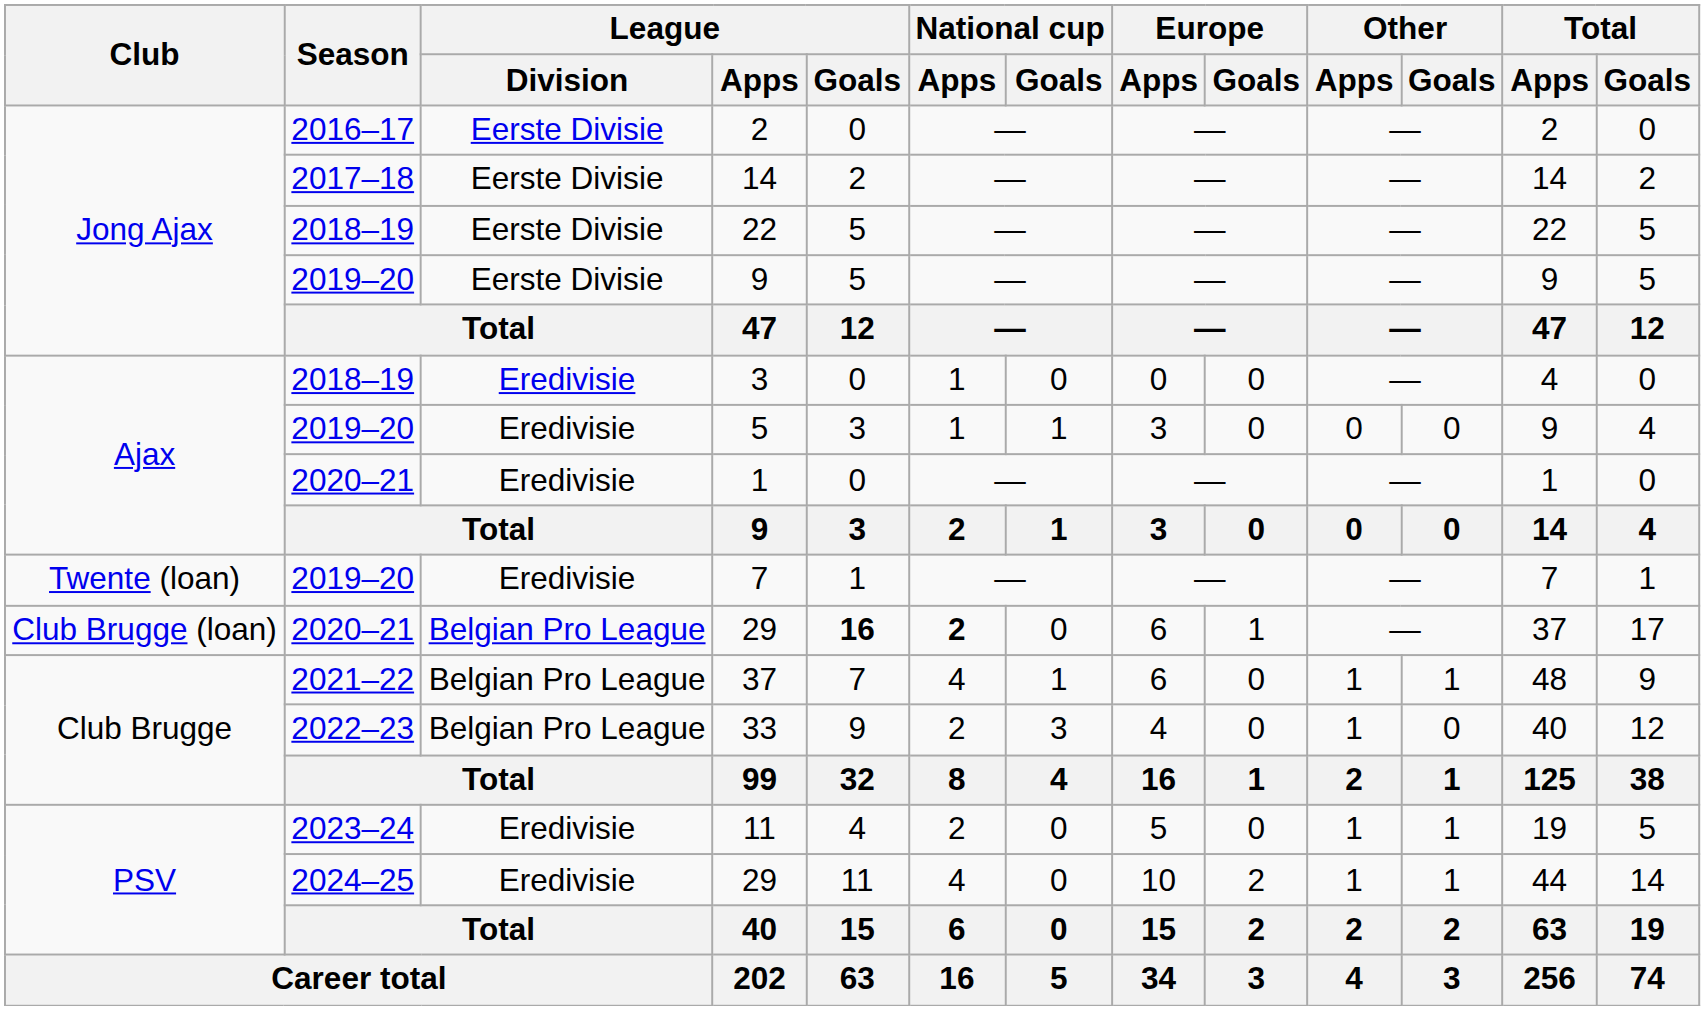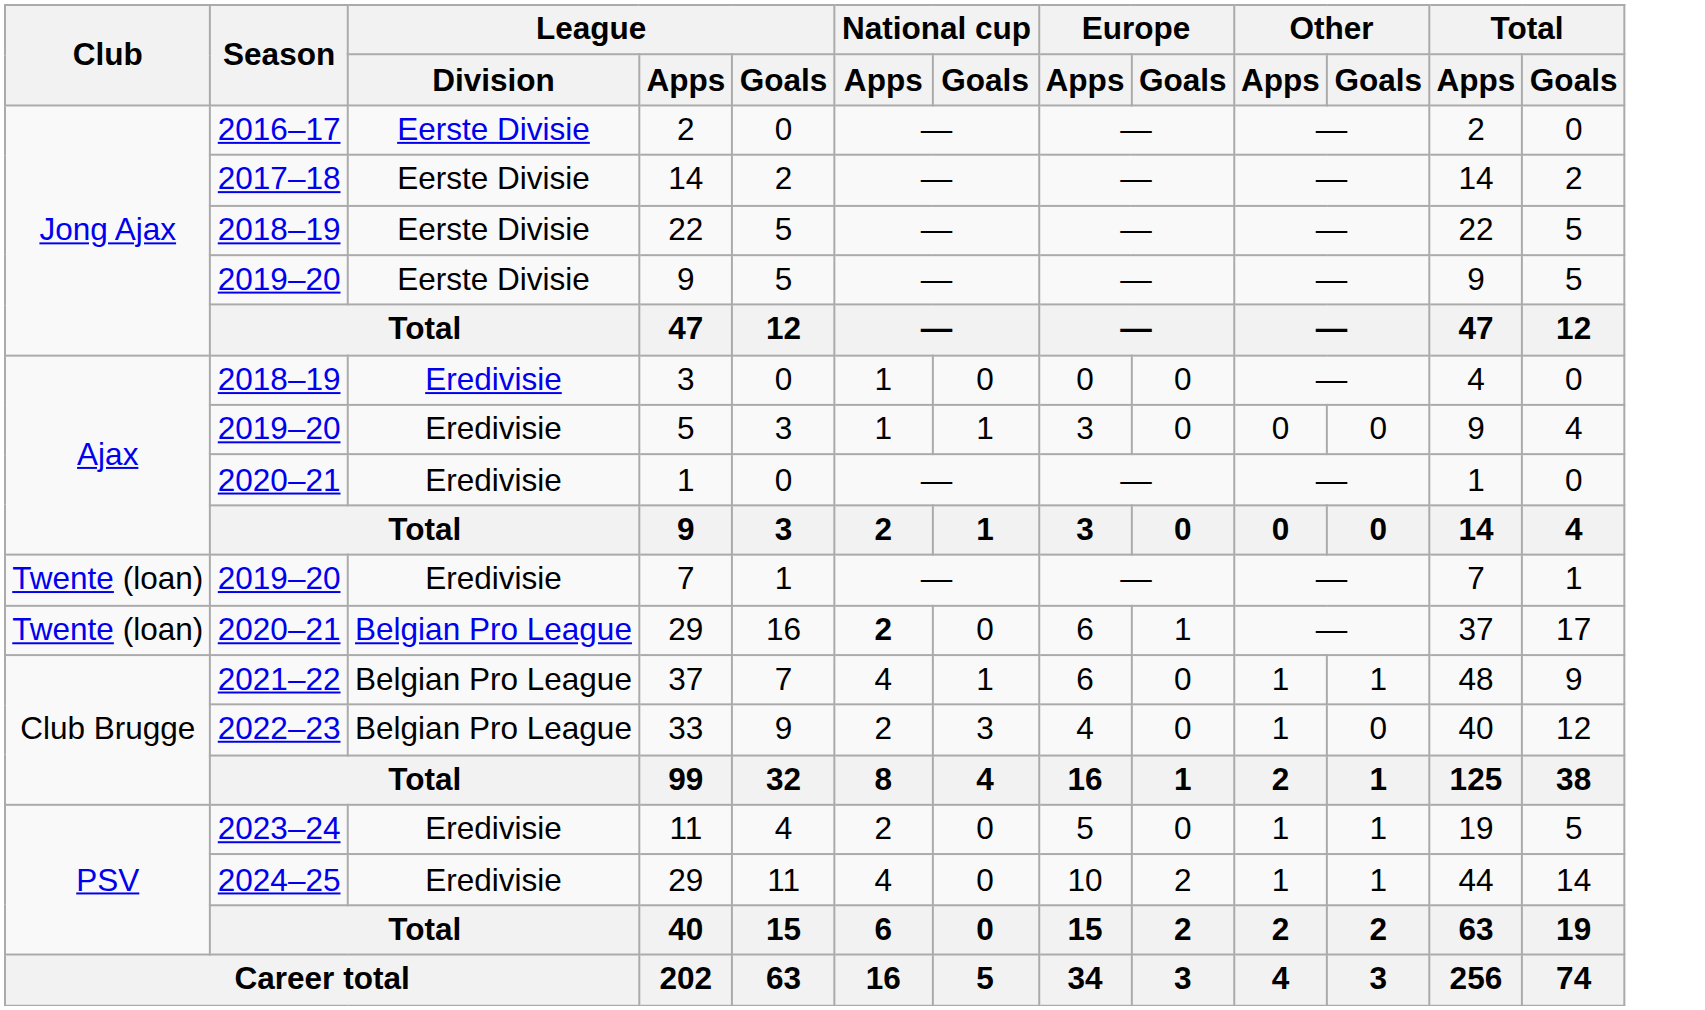(145, 629) Club Brugge (loan) -> (108, 629) Twente (loan)
(857, 629) bold -> (784, 629) normal
